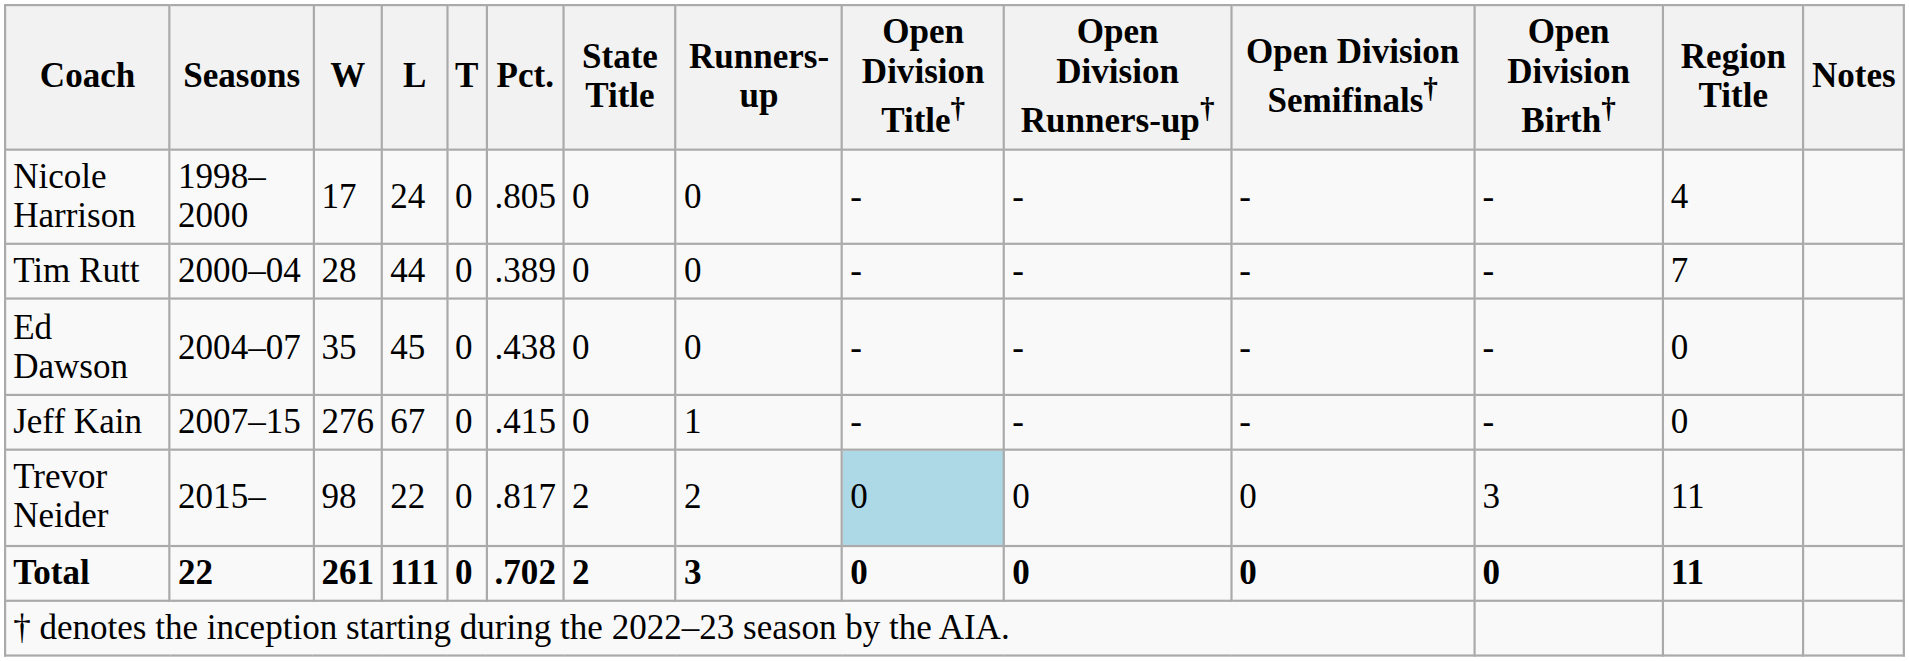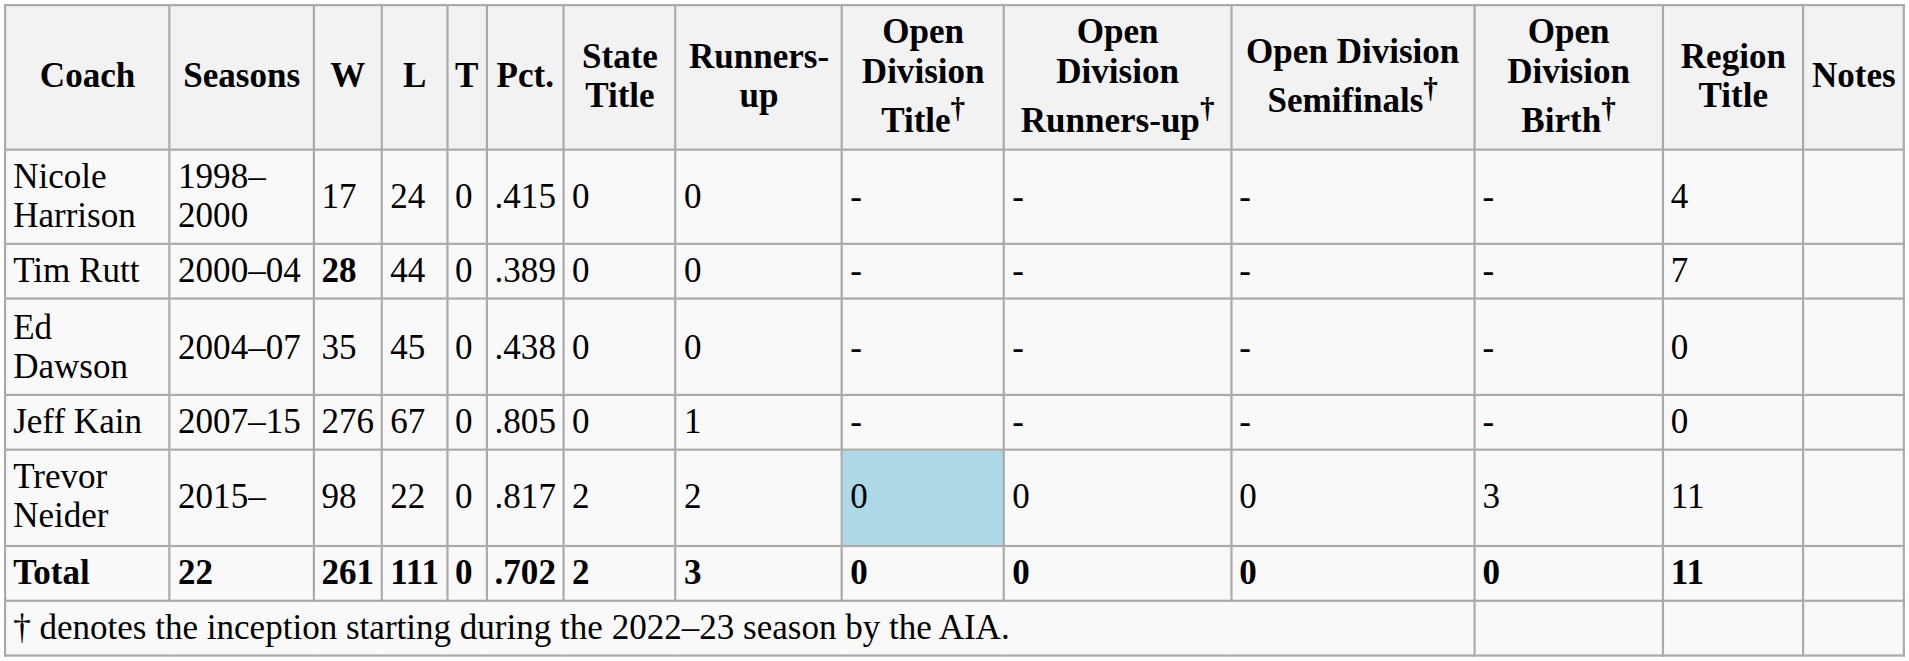(525, 195) .805 -> (525, 195) .415
(339, 271) normal -> (339, 271) bold
(525, 421) .415 -> (525, 421) .805
